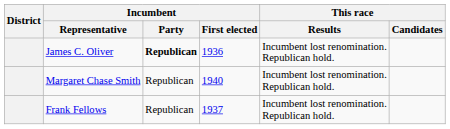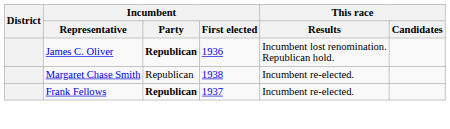(212, 80) 1940 -> (212, 74) 1938
(324, 80) Incumbent lost renomination. Republican hold. -> (308, 74) Incumbent re-elected.
(169, 109) normal -> (171, 91) bold
(324, 109) Incumbent lost renomination. Republican hold. -> (308, 91) Incumbent re-elected.
